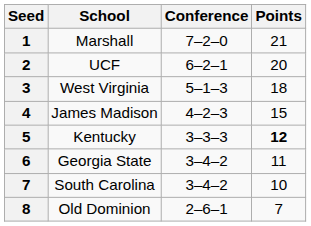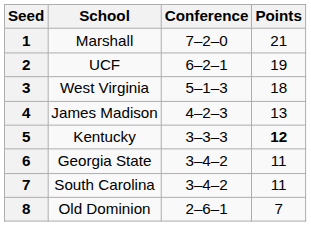(279, 64) 20 -> (279, 64) 19
(279, 112) 15 -> (279, 112) 13
(279, 185) 10 -> (279, 185) 11
